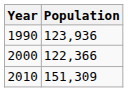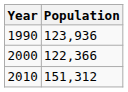(70, 76) 151,309 -> (70, 76) 151,312
